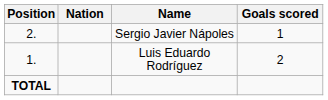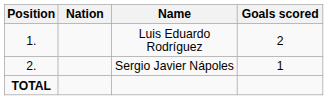rows swapped: (175, 60) <-> (175, 33)
